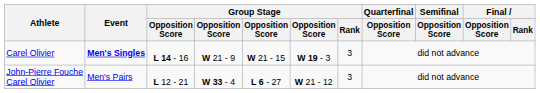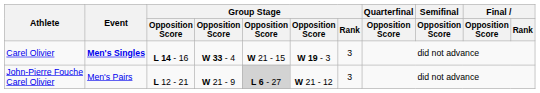(219, 58) W 21 - 9 -> (219, 58) W 33 - 4
(219, 82) W 33 - 4 -> (219, 82) W 21 - 9
(266, 82) no background -> (266, 82) lightgrey background
